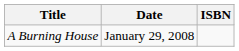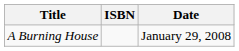columns swapped: (149, 14) <-> (216, 14)
